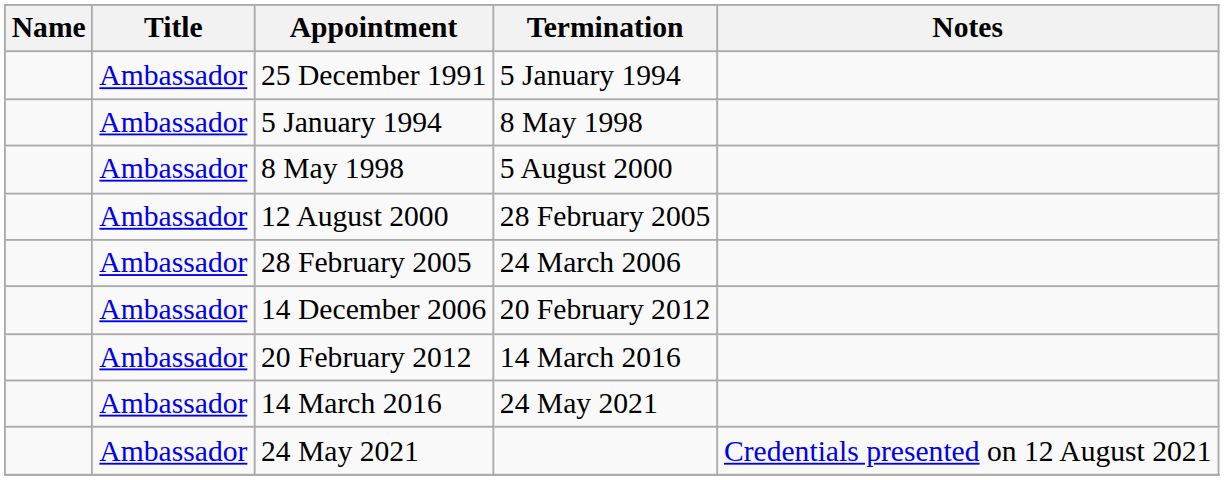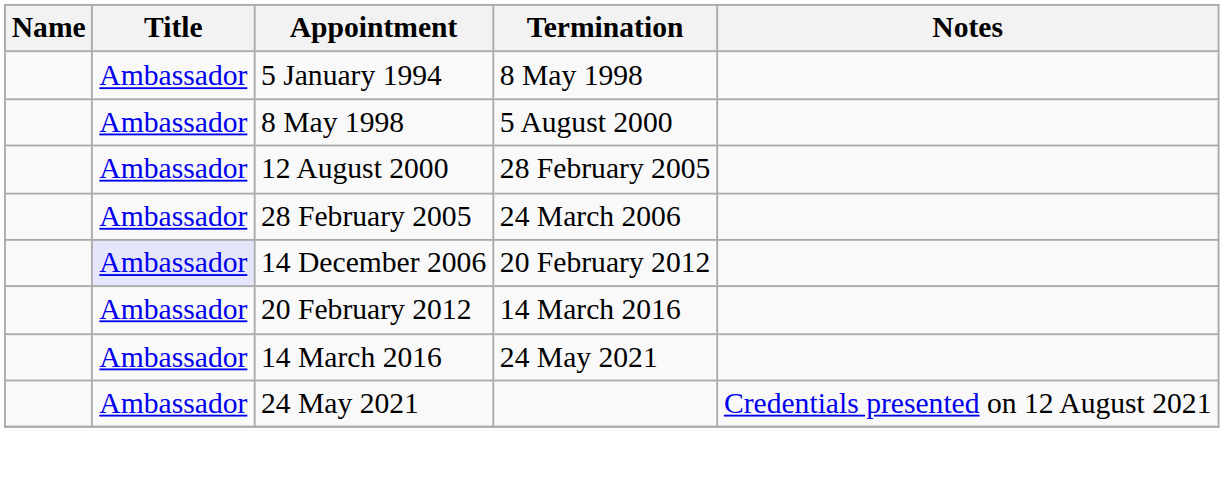- row: (374, 74)
(173, 309) no background -> (173, 262) lavender background
